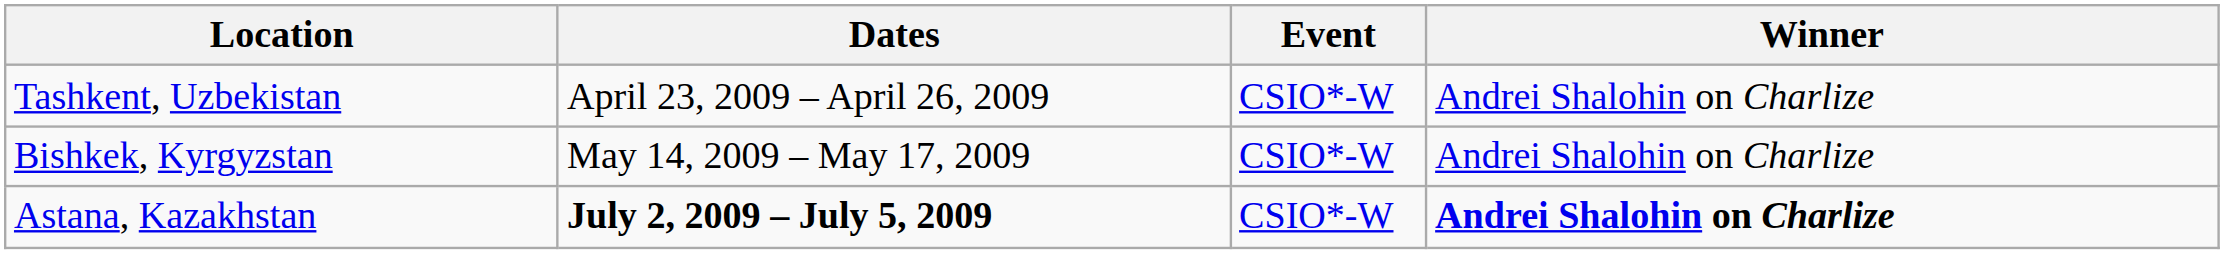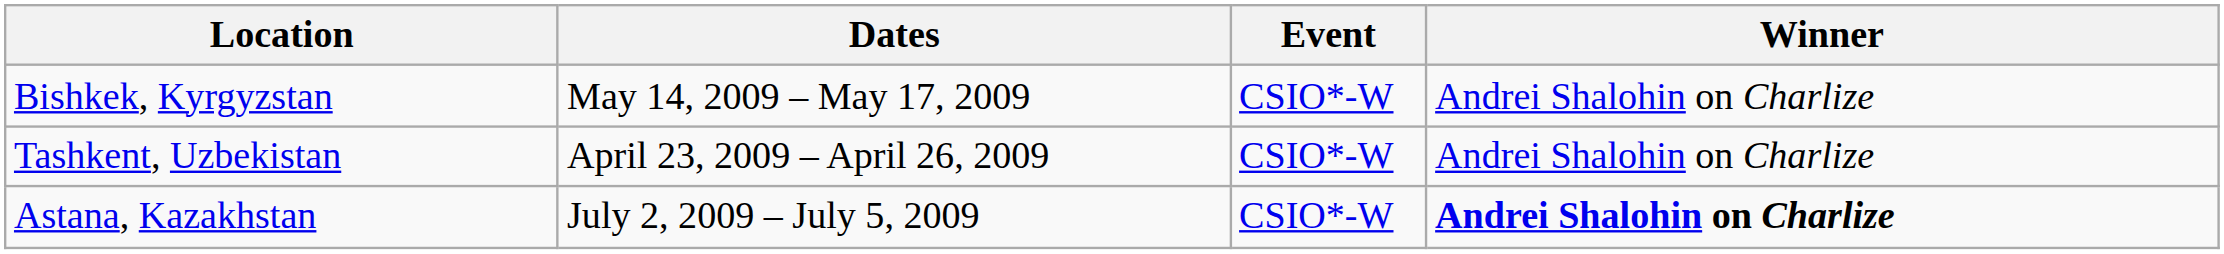rows swapped: (178, 95) <-> (173, 155)
(780, 215) bold -> (773, 215) normal
